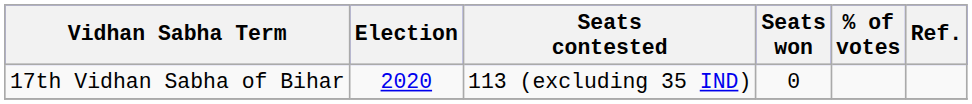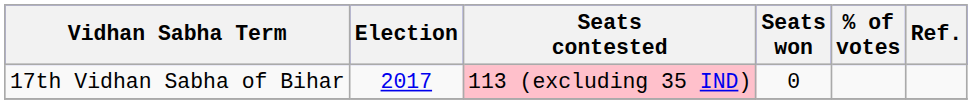(406, 82) 2020 -> (406, 82) 2017
(610, 82) no background -> (610, 82) pink background
